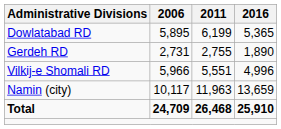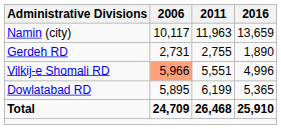rows swapped: (49, 33) <-> (39, 90)
(174, 71) no background -> (174, 71) lightsalmon background
